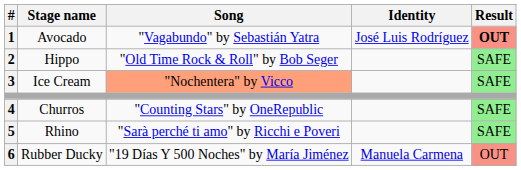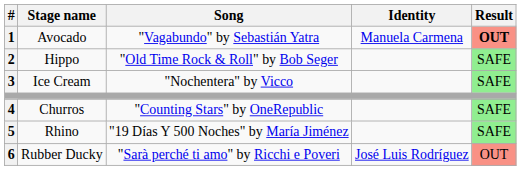(412, 37) José Luis Rodríguez -> (412, 37) Manuela Carmena
(229, 81) lightsalmon background -> (229, 81) no background
(229, 132) "Sarà perché ti amo" by Ricchi e Poveri -> (229, 132) "19 Días Y 500 Noches" by María Jiménez
(229, 154) "19 Días Y 500 Noches" by María Jiménez -> (229, 154) "Sarà perché ti amo" by Ricchi e Poveri
(412, 154) Manuela Carmena -> (412, 154) José Luis Rodríguez
